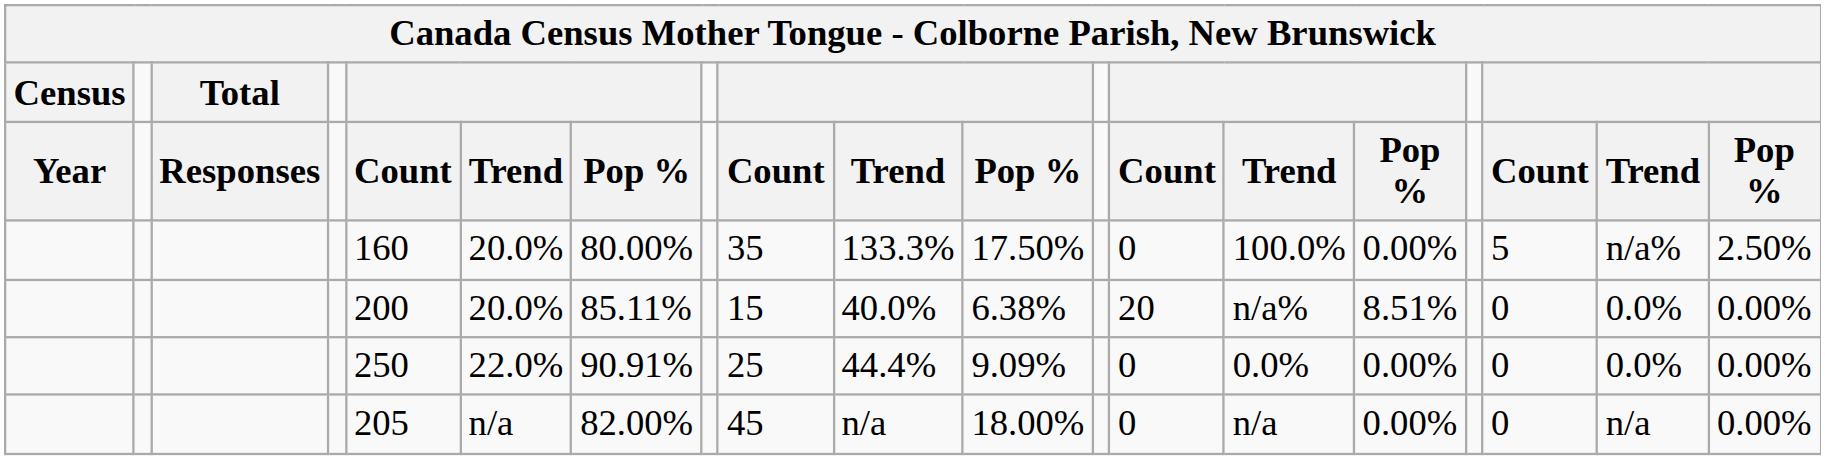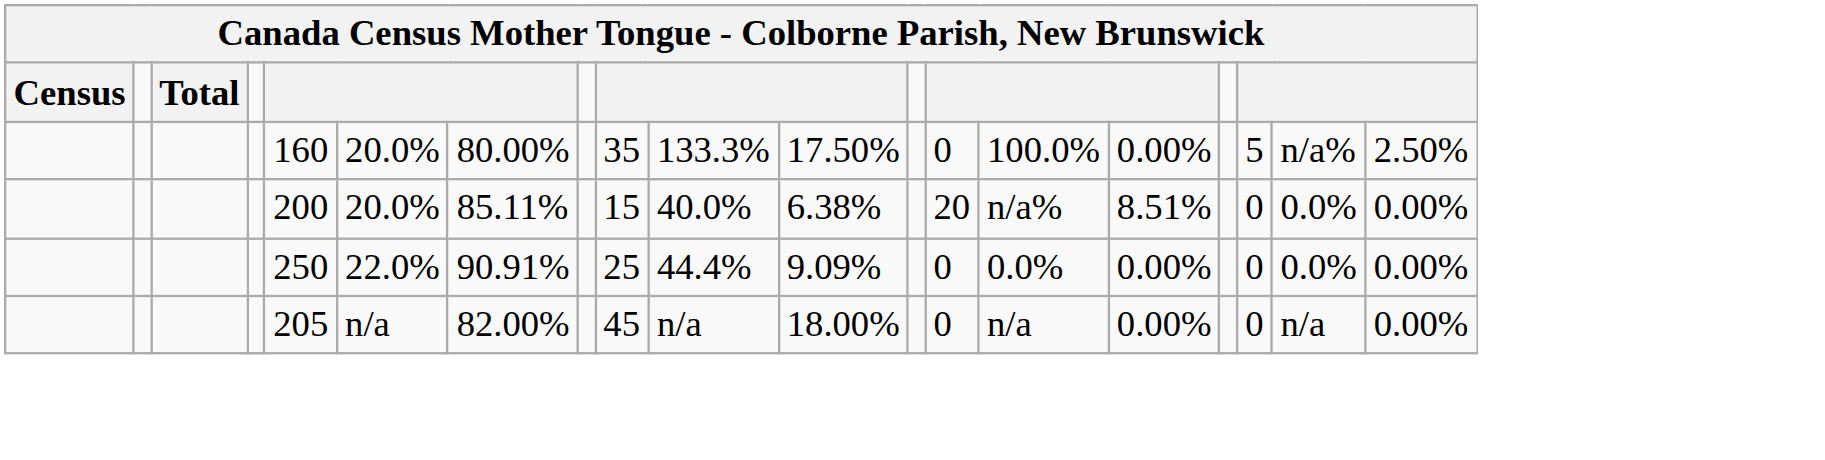- row: (70, 170)
